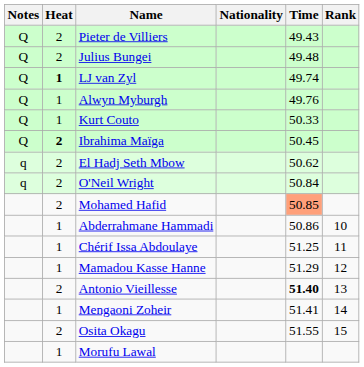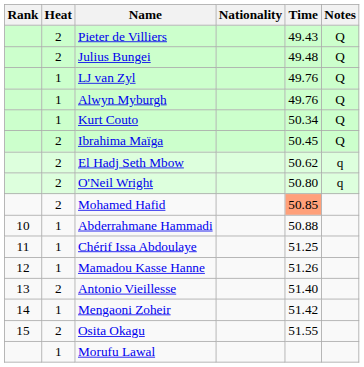columns swapped: (341, 15) <-> (23, 15)
(59, 78) bold -> (58, 78) normal
(304, 78) 49.74 -> (303, 78) 49.76
(304, 120) 50.33 -> (303, 120) 50.34
(59, 141) bold -> (58, 141) normal
(304, 183) 50.84 -> (303, 183) 50.80
(304, 225) 50.86 -> (303, 225) 50.88
(304, 267) 51.29 -> (303, 267) 51.26
(304, 288) bold -> (303, 288) normal
(304, 309) 51.41 -> (303, 309) 51.42
